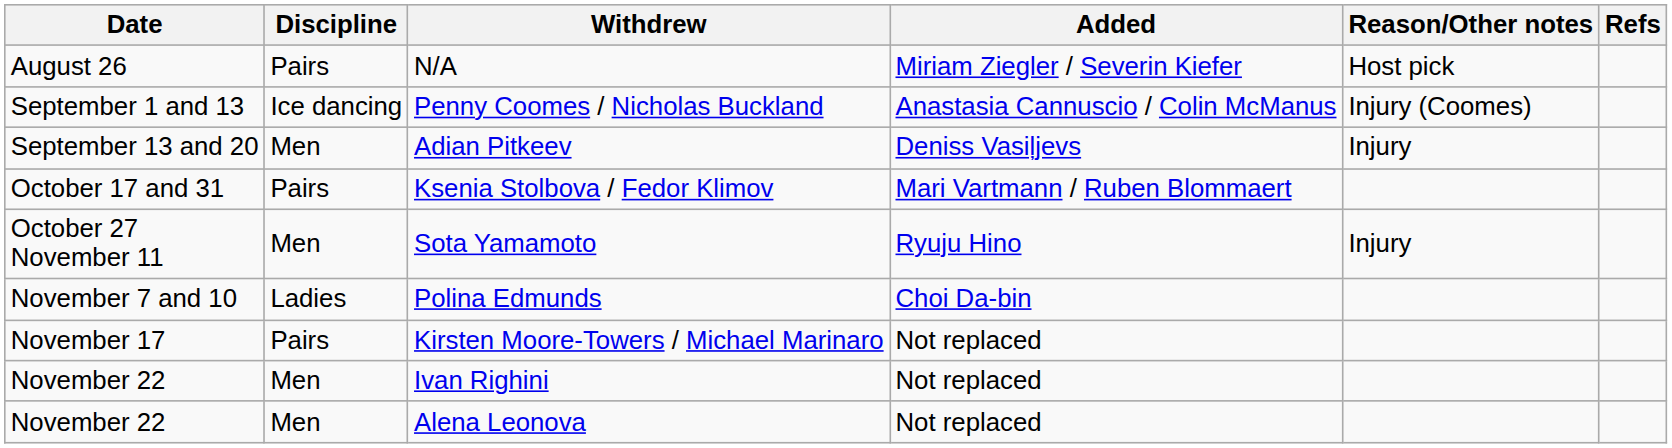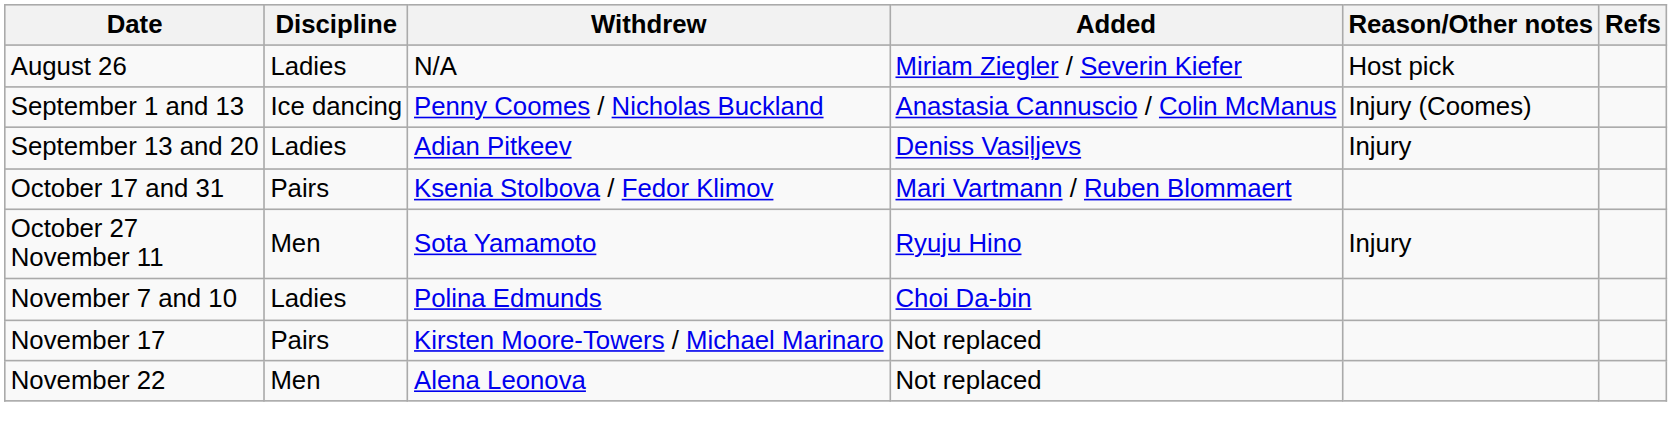(300, 65) Pairs -> (308, 65) Ladies
(295, 147) Men -> (308, 147) Ladies
- row: (481, 380)
